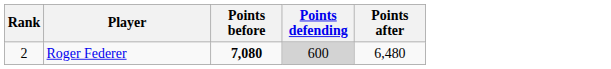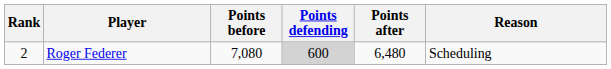+ column: (516, 23)
(247, 53) bold -> (247, 53) normal
